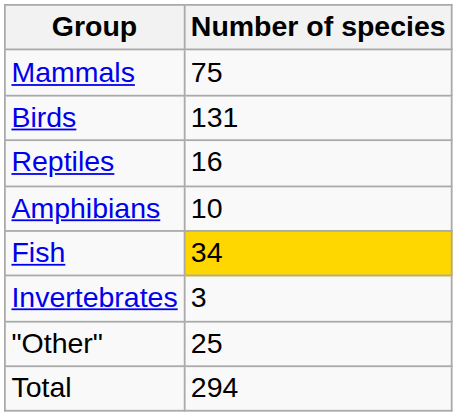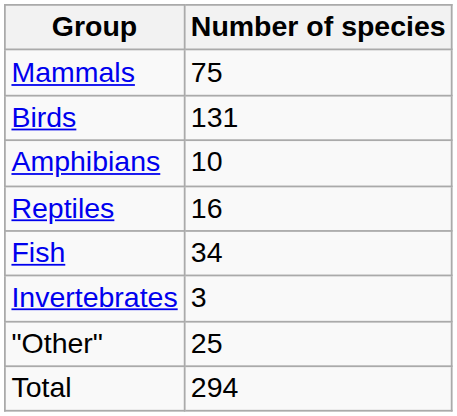rows swapped: (63, 162) <-> (86, 207)
(207, 252) gold background -> (207, 252) no background
